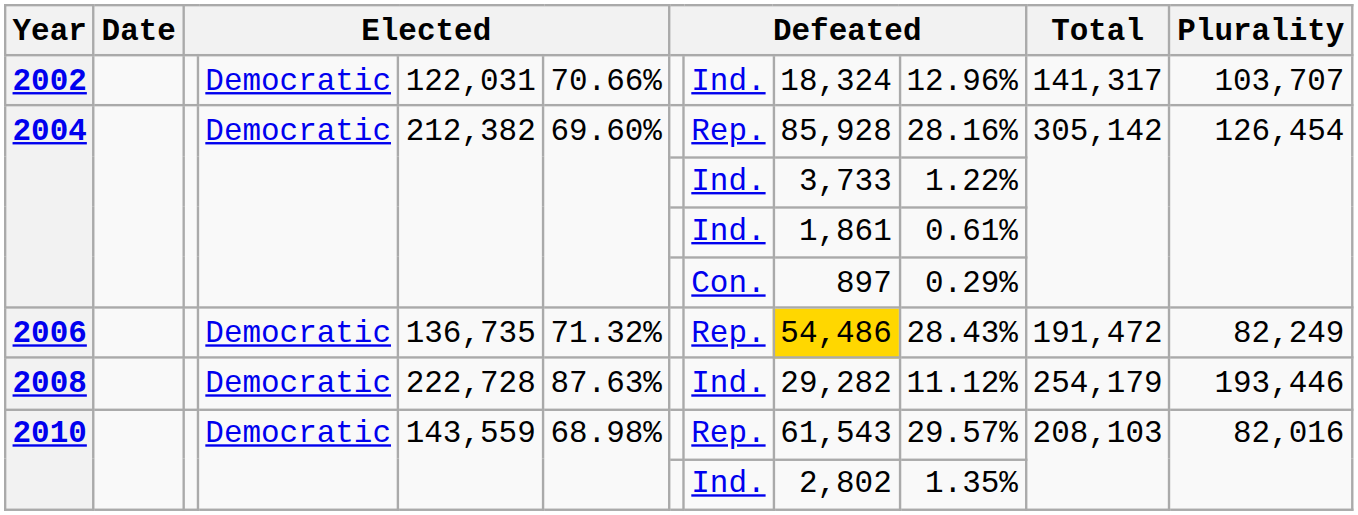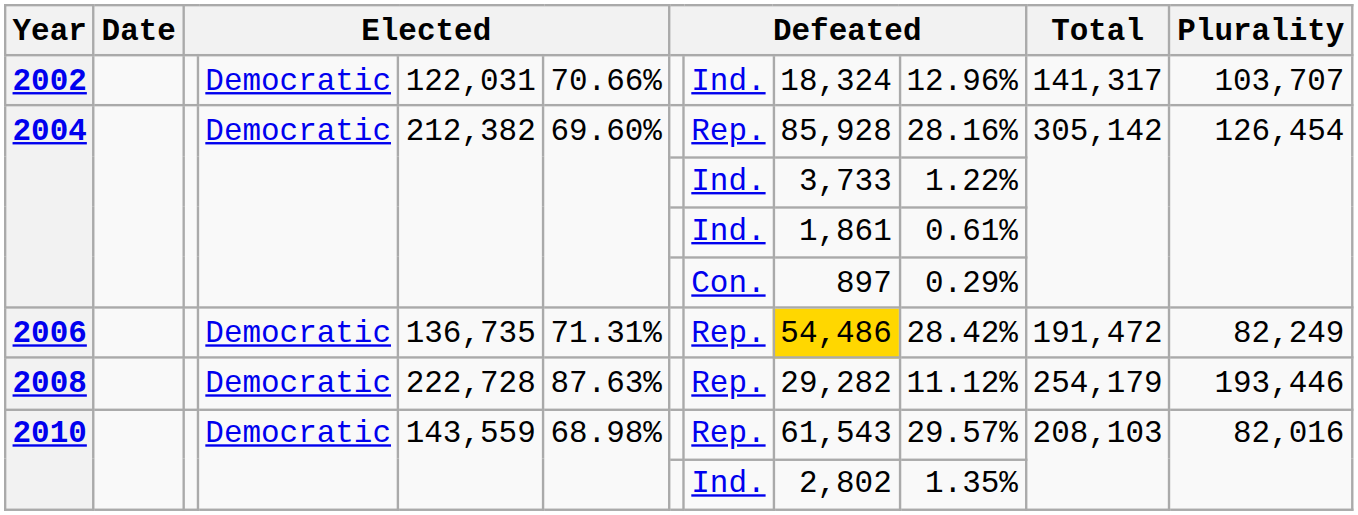(606, 333) 71.32% -> (606, 333) 71.31%
(962, 333) 28.43% -> (962, 333) 28.42%
(728, 383) Ind. -> (728, 383) Rep.
